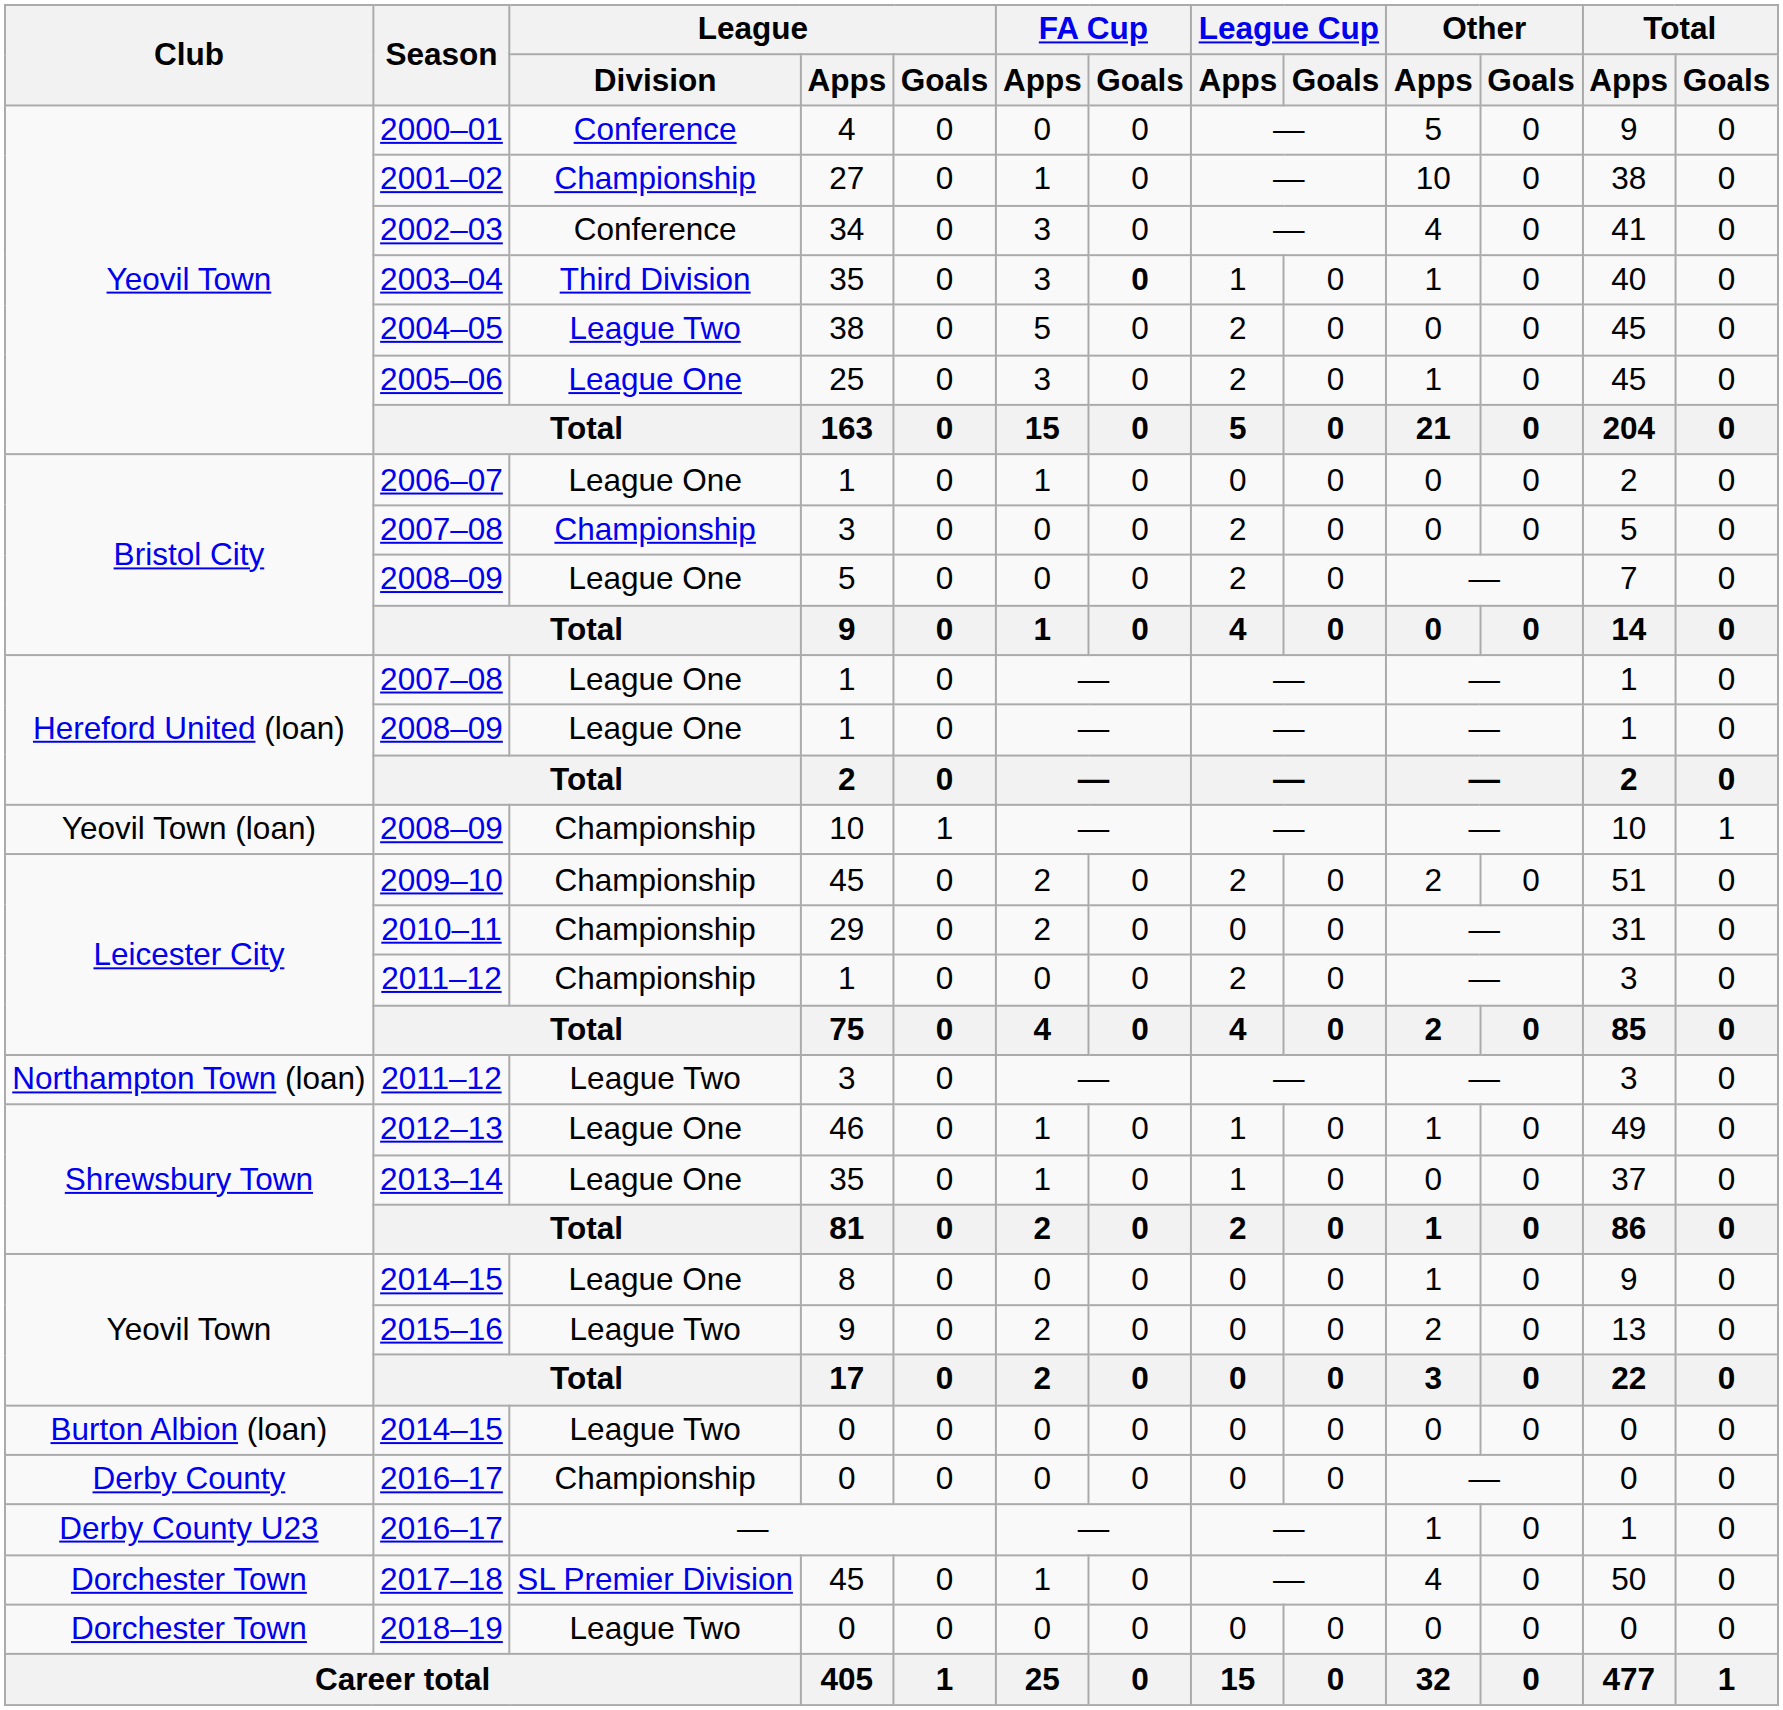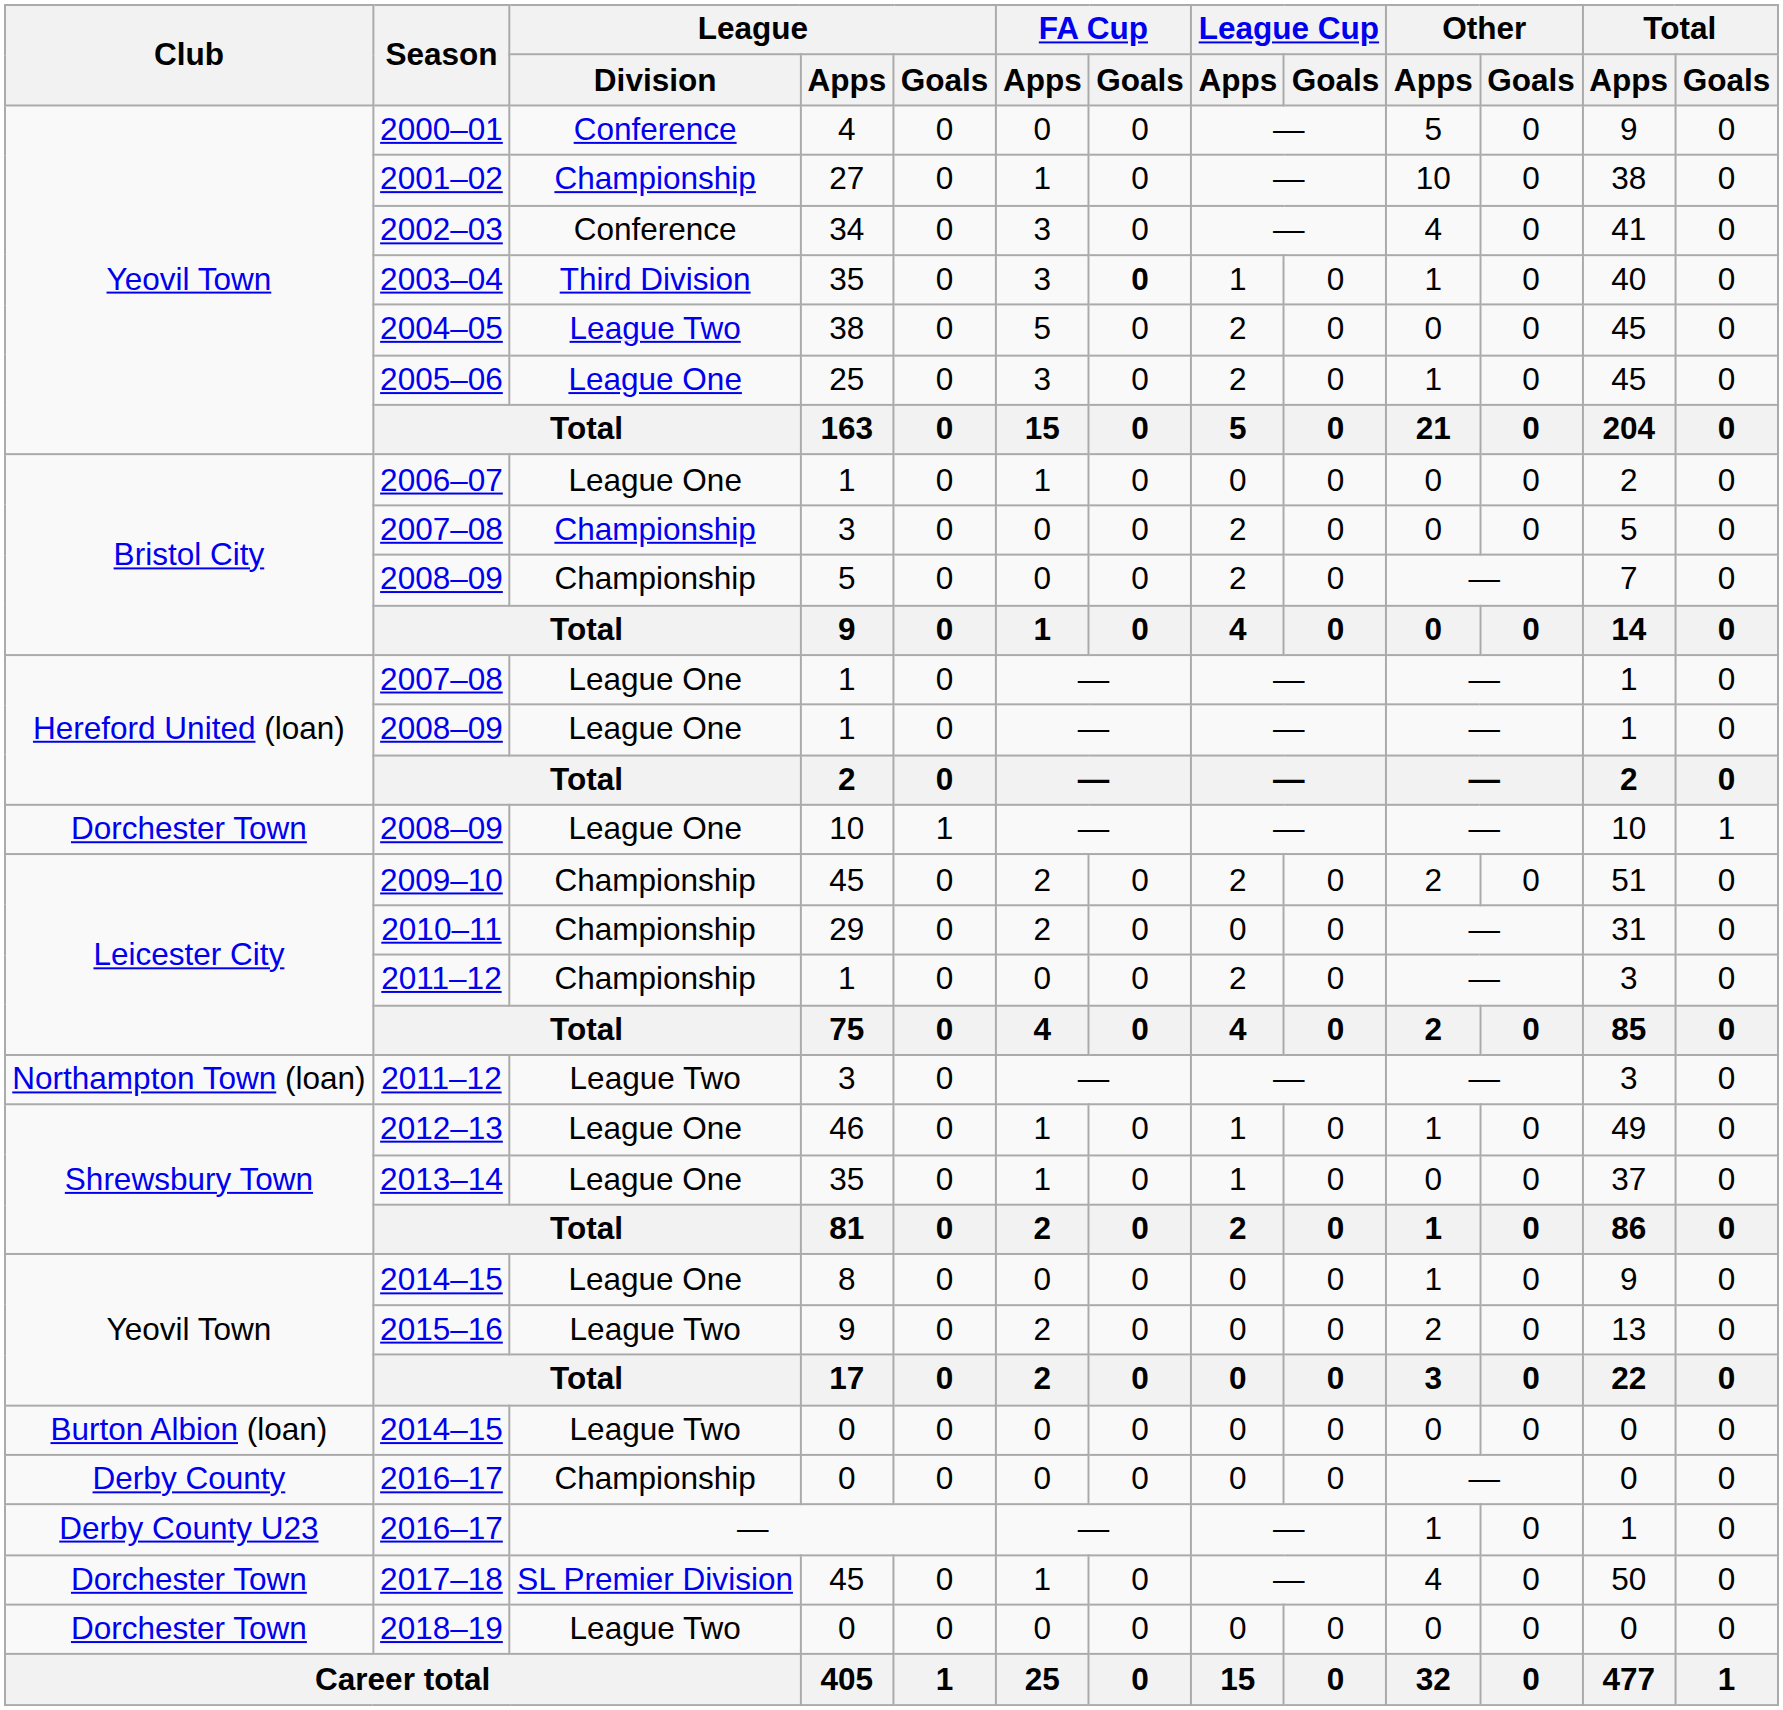(655, 579) League One -> (655, 579) Championship
(189, 829) Yeovil Town (loan) -> (189, 829) Dorchester Town
(655, 829) Championship -> (655, 829) League One
